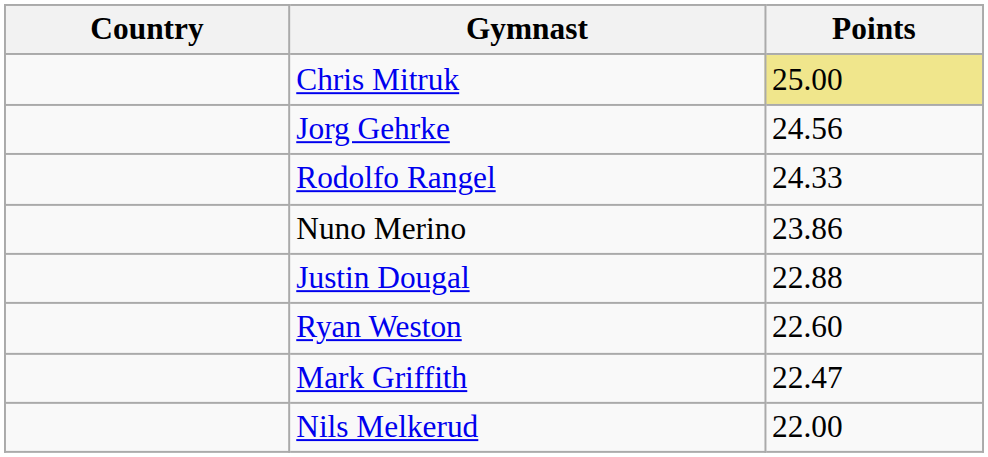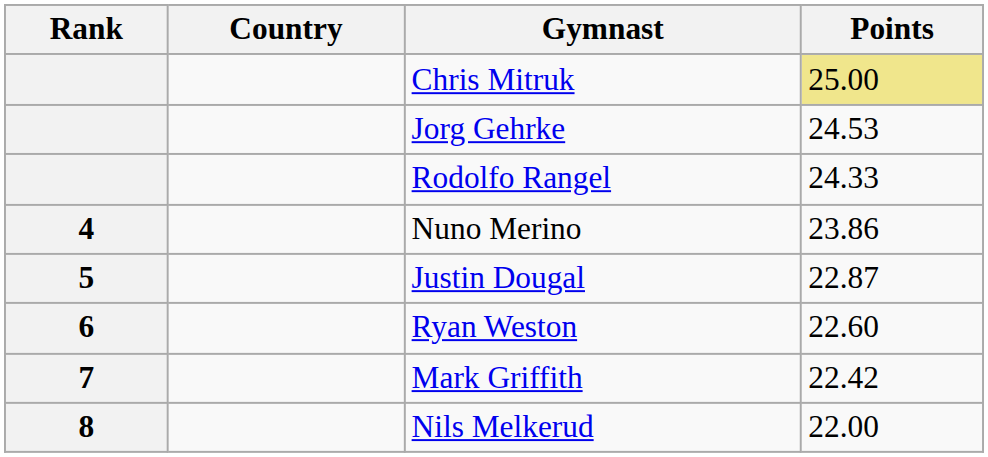+ column: (86, 29)
(807, 128) 24.56 -> (844, 128) 24.53
(807, 278) 22.88 -> (844, 278) 22.87
(807, 377) 22.47 -> (844, 377) 22.42
